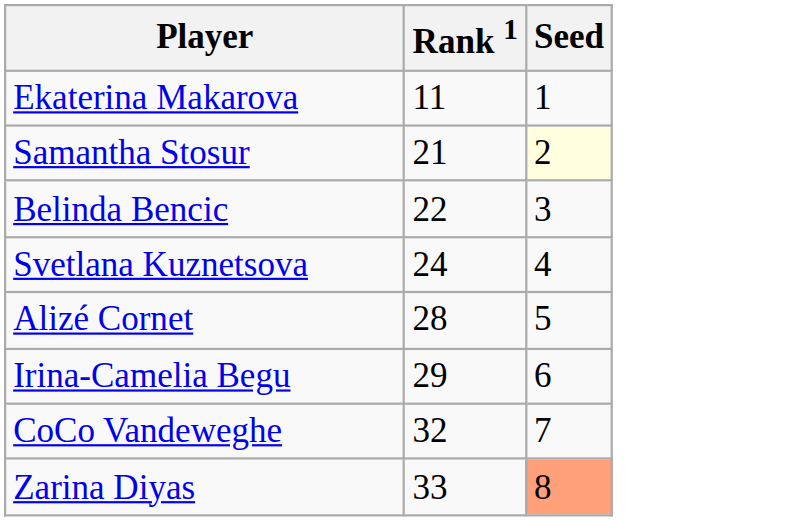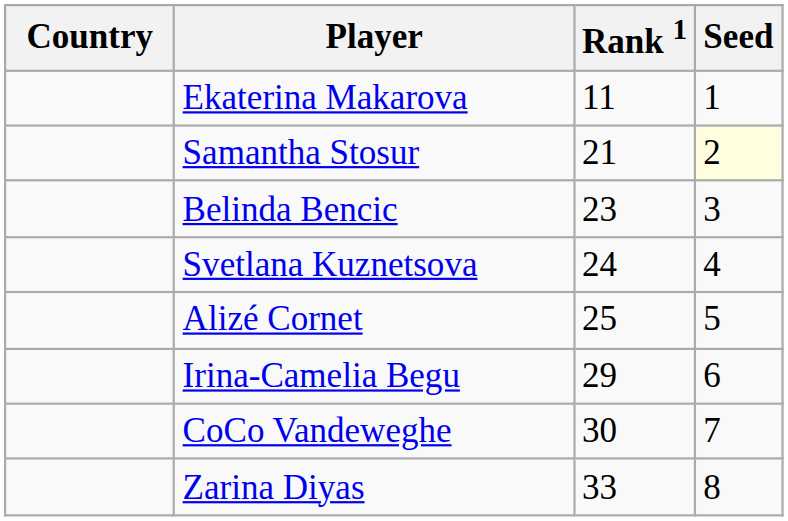+ column: (90, 37)
(430, 208) 22 -> (600, 208) 23
(430, 319) 28 -> (600, 319) 25
(430, 430) 32 -> (600, 430) 30
(543, 486) lightsalmon background -> (712, 486) no background
